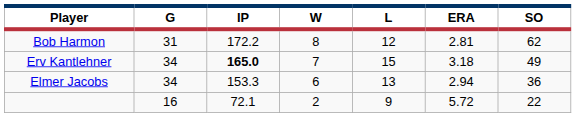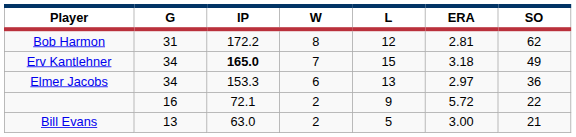(461, 81) 2.94 -> (461, 81) 2.97
+ row: (69, 122)
